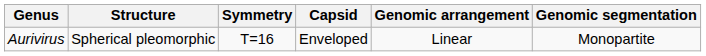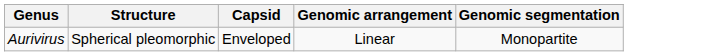- column: (257, 16)
